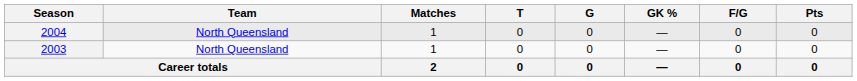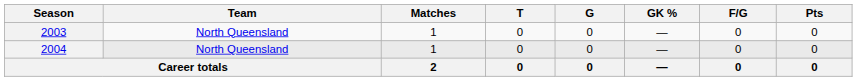rows swapped: (54, 50) <-> (54, 32)
